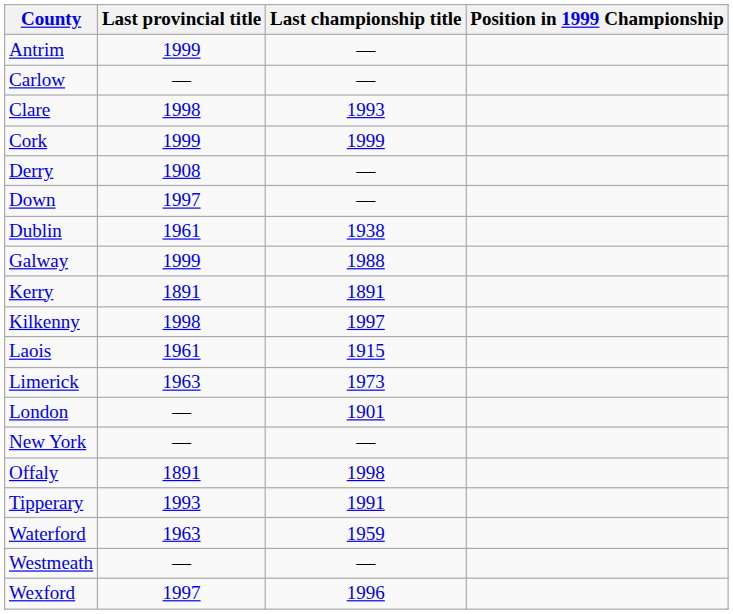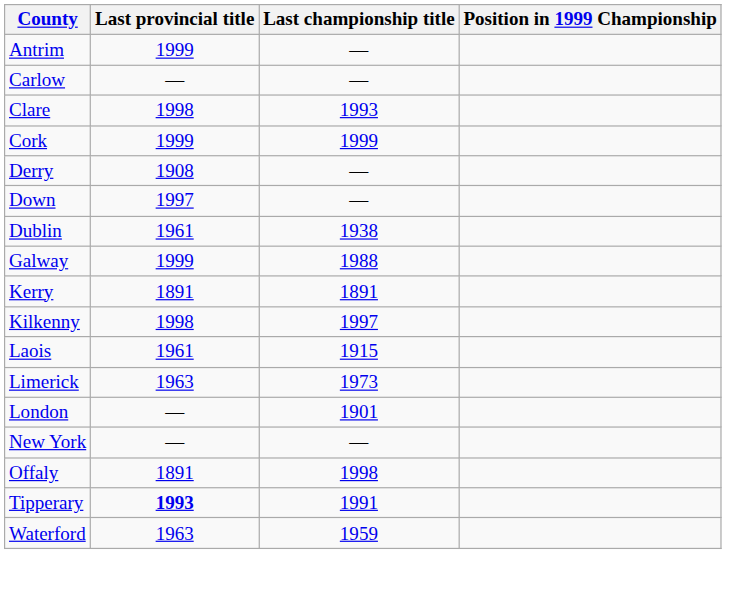(182, 502) normal -> (175, 502) bold
- row: (51, 563)
- row: (42, 593)
